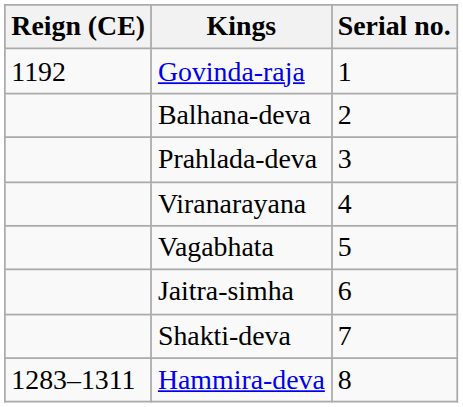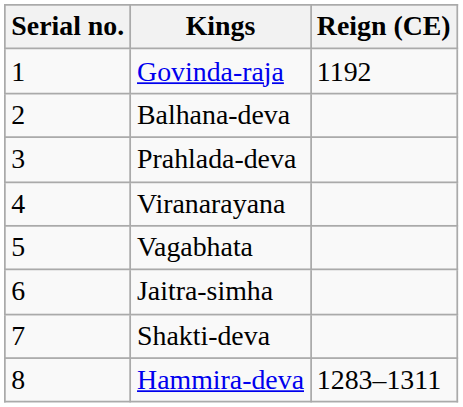columns swapped: (394, 26) <-> (78, 26)
